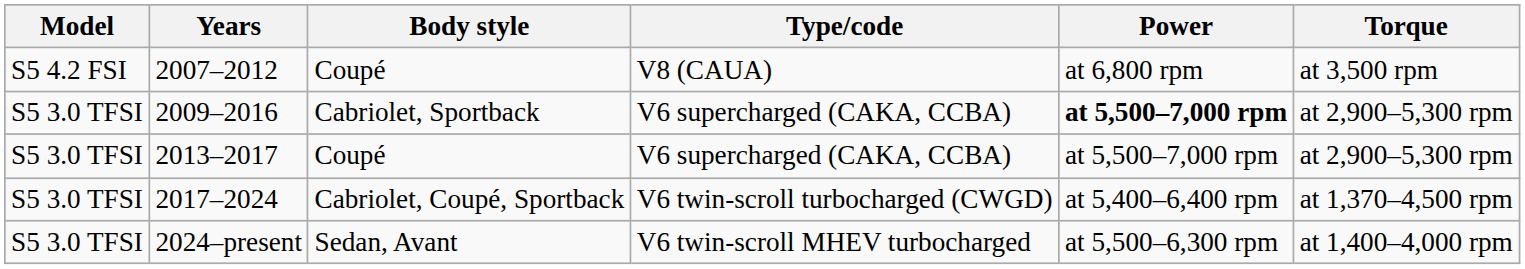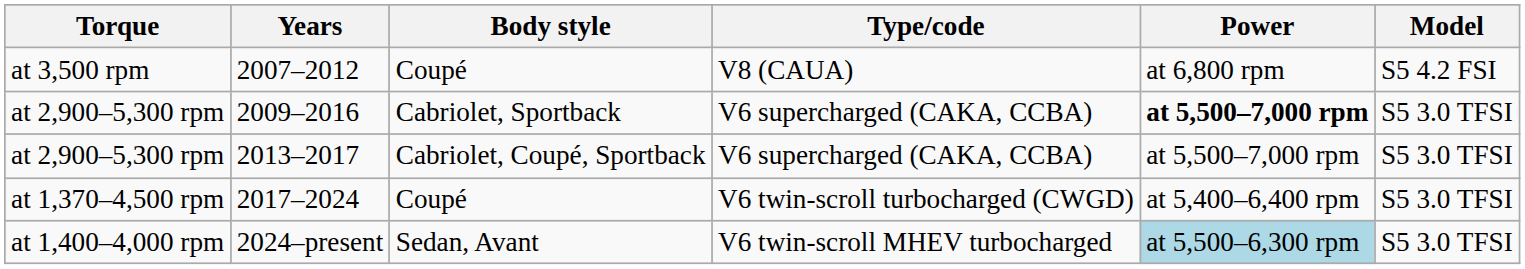columns swapped: (77, 26) <-> (1406, 26)
(350, 155) Coupé -> (551, 155) Cabriolet, Coupé, Sportback
(469, 198) Cabriolet, Coupé, Sportback -> (431, 198) Coupé
(1172, 241) no background -> (1253, 241) lightblue background
